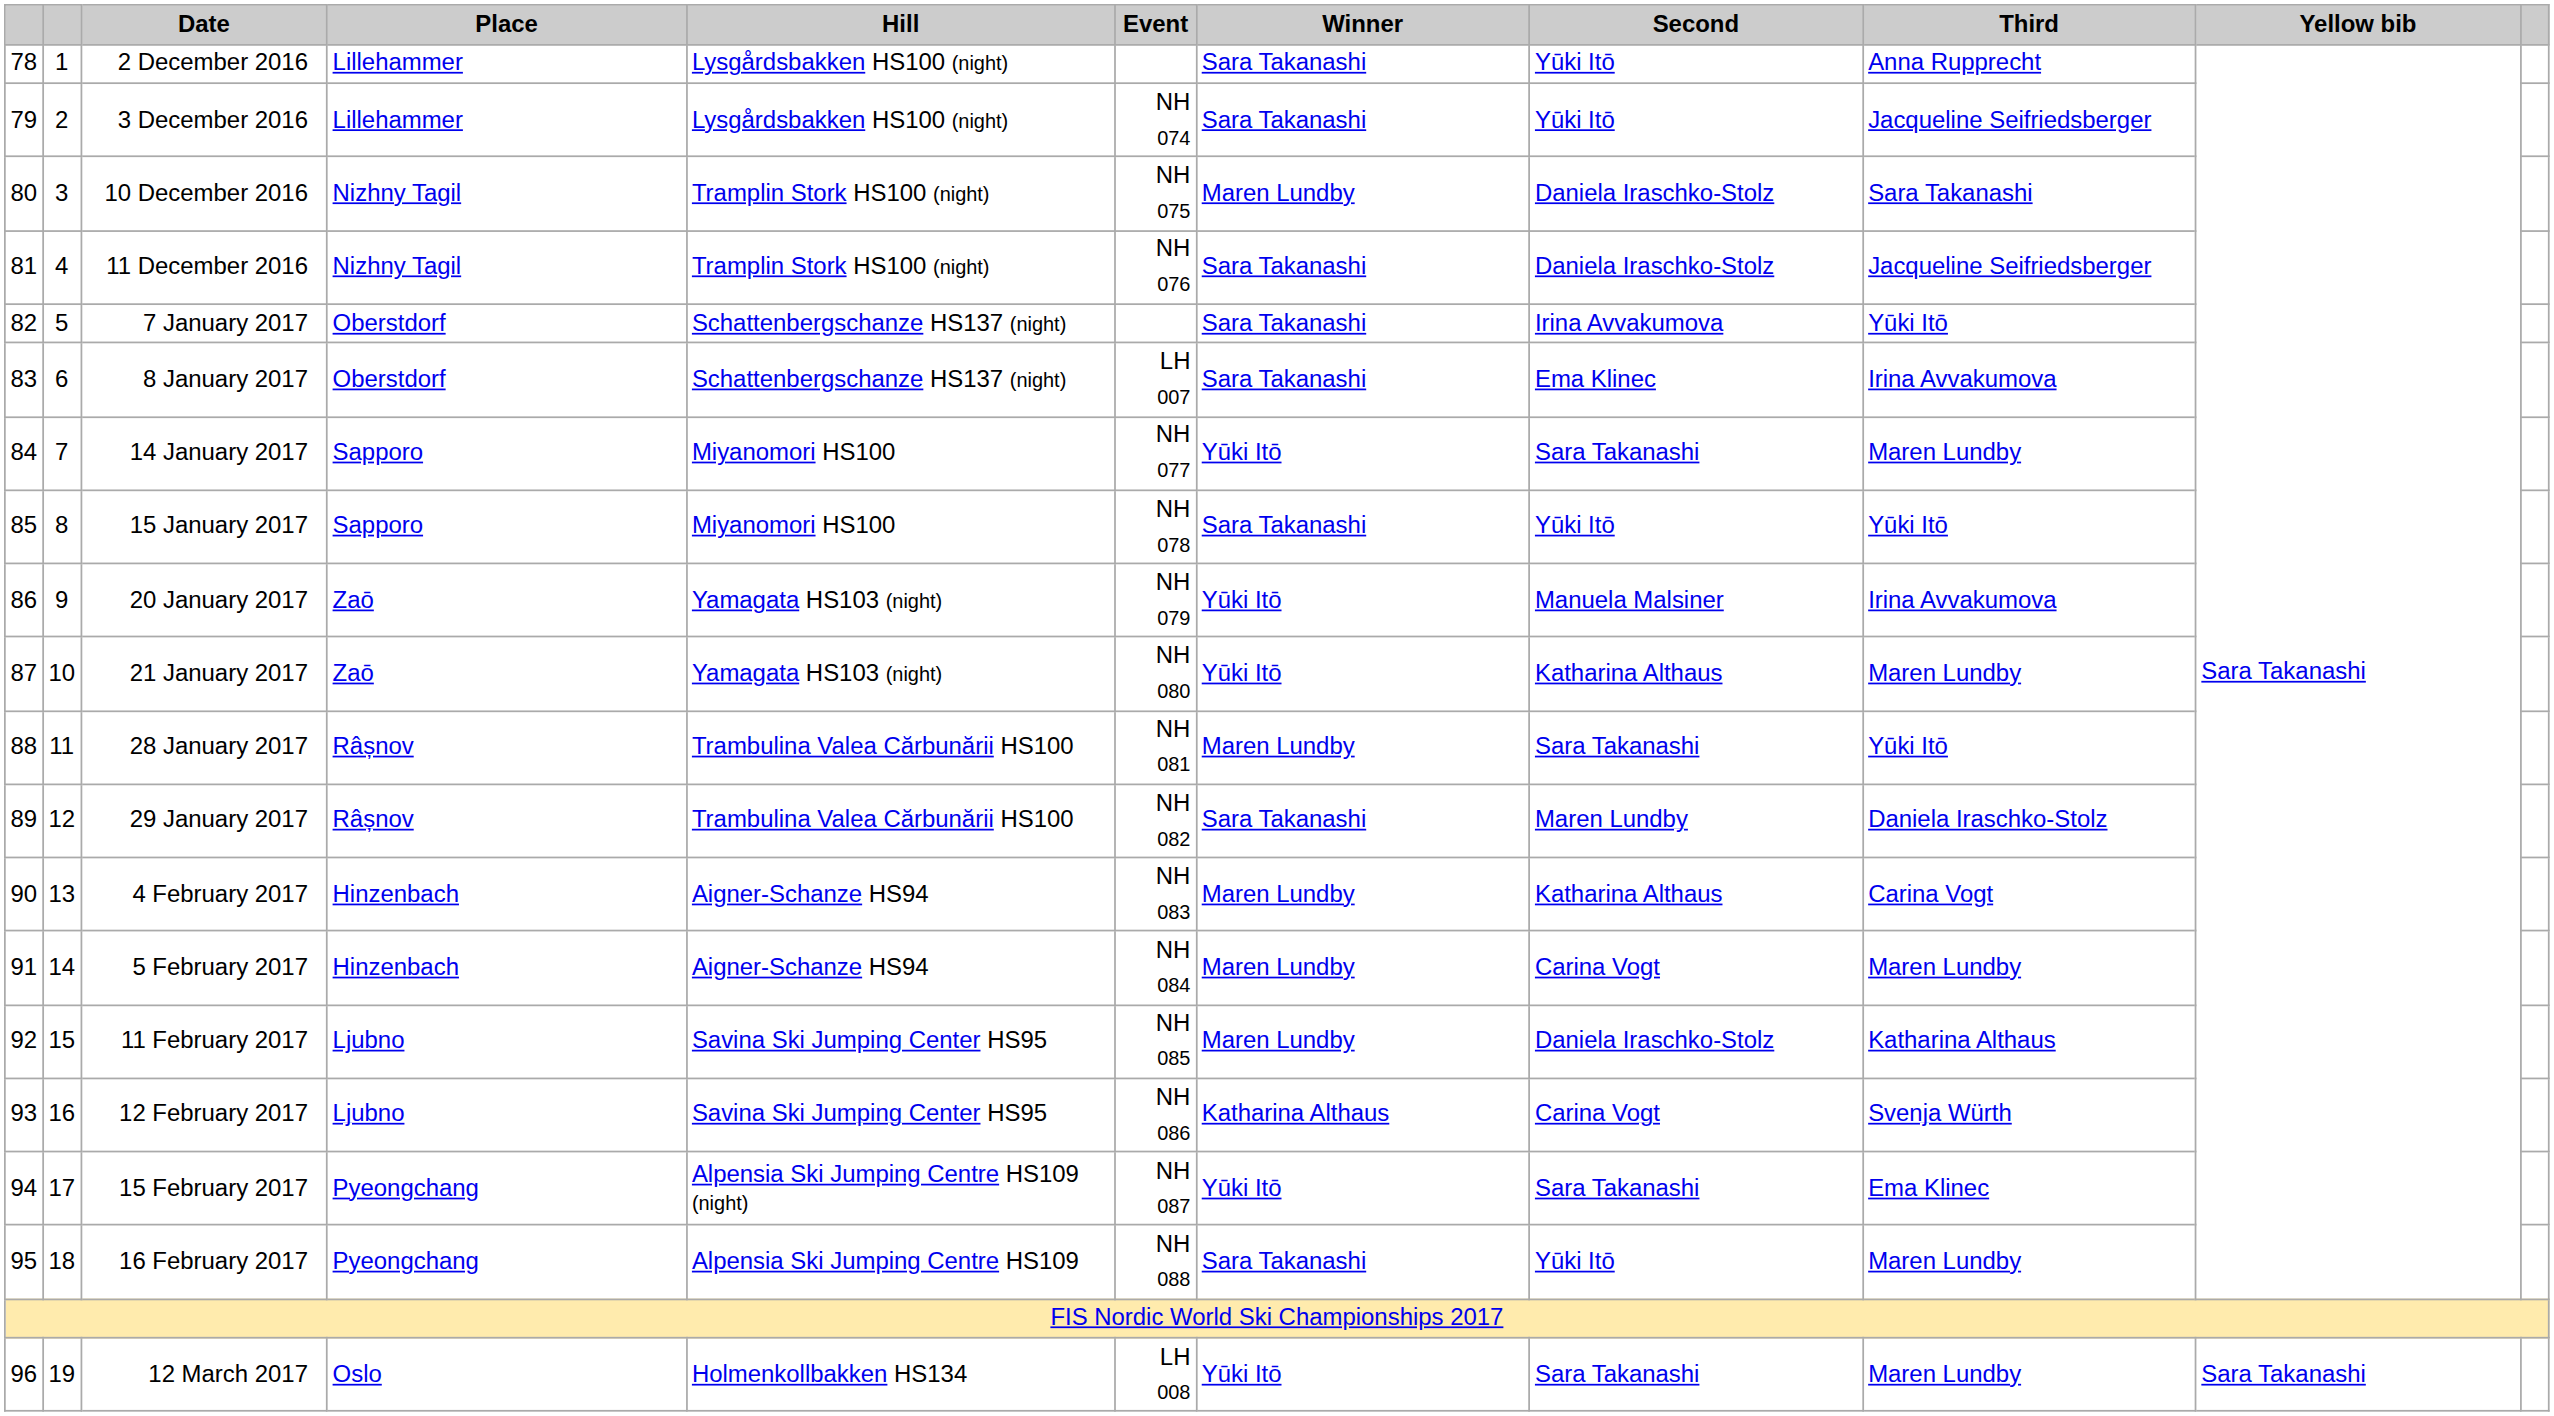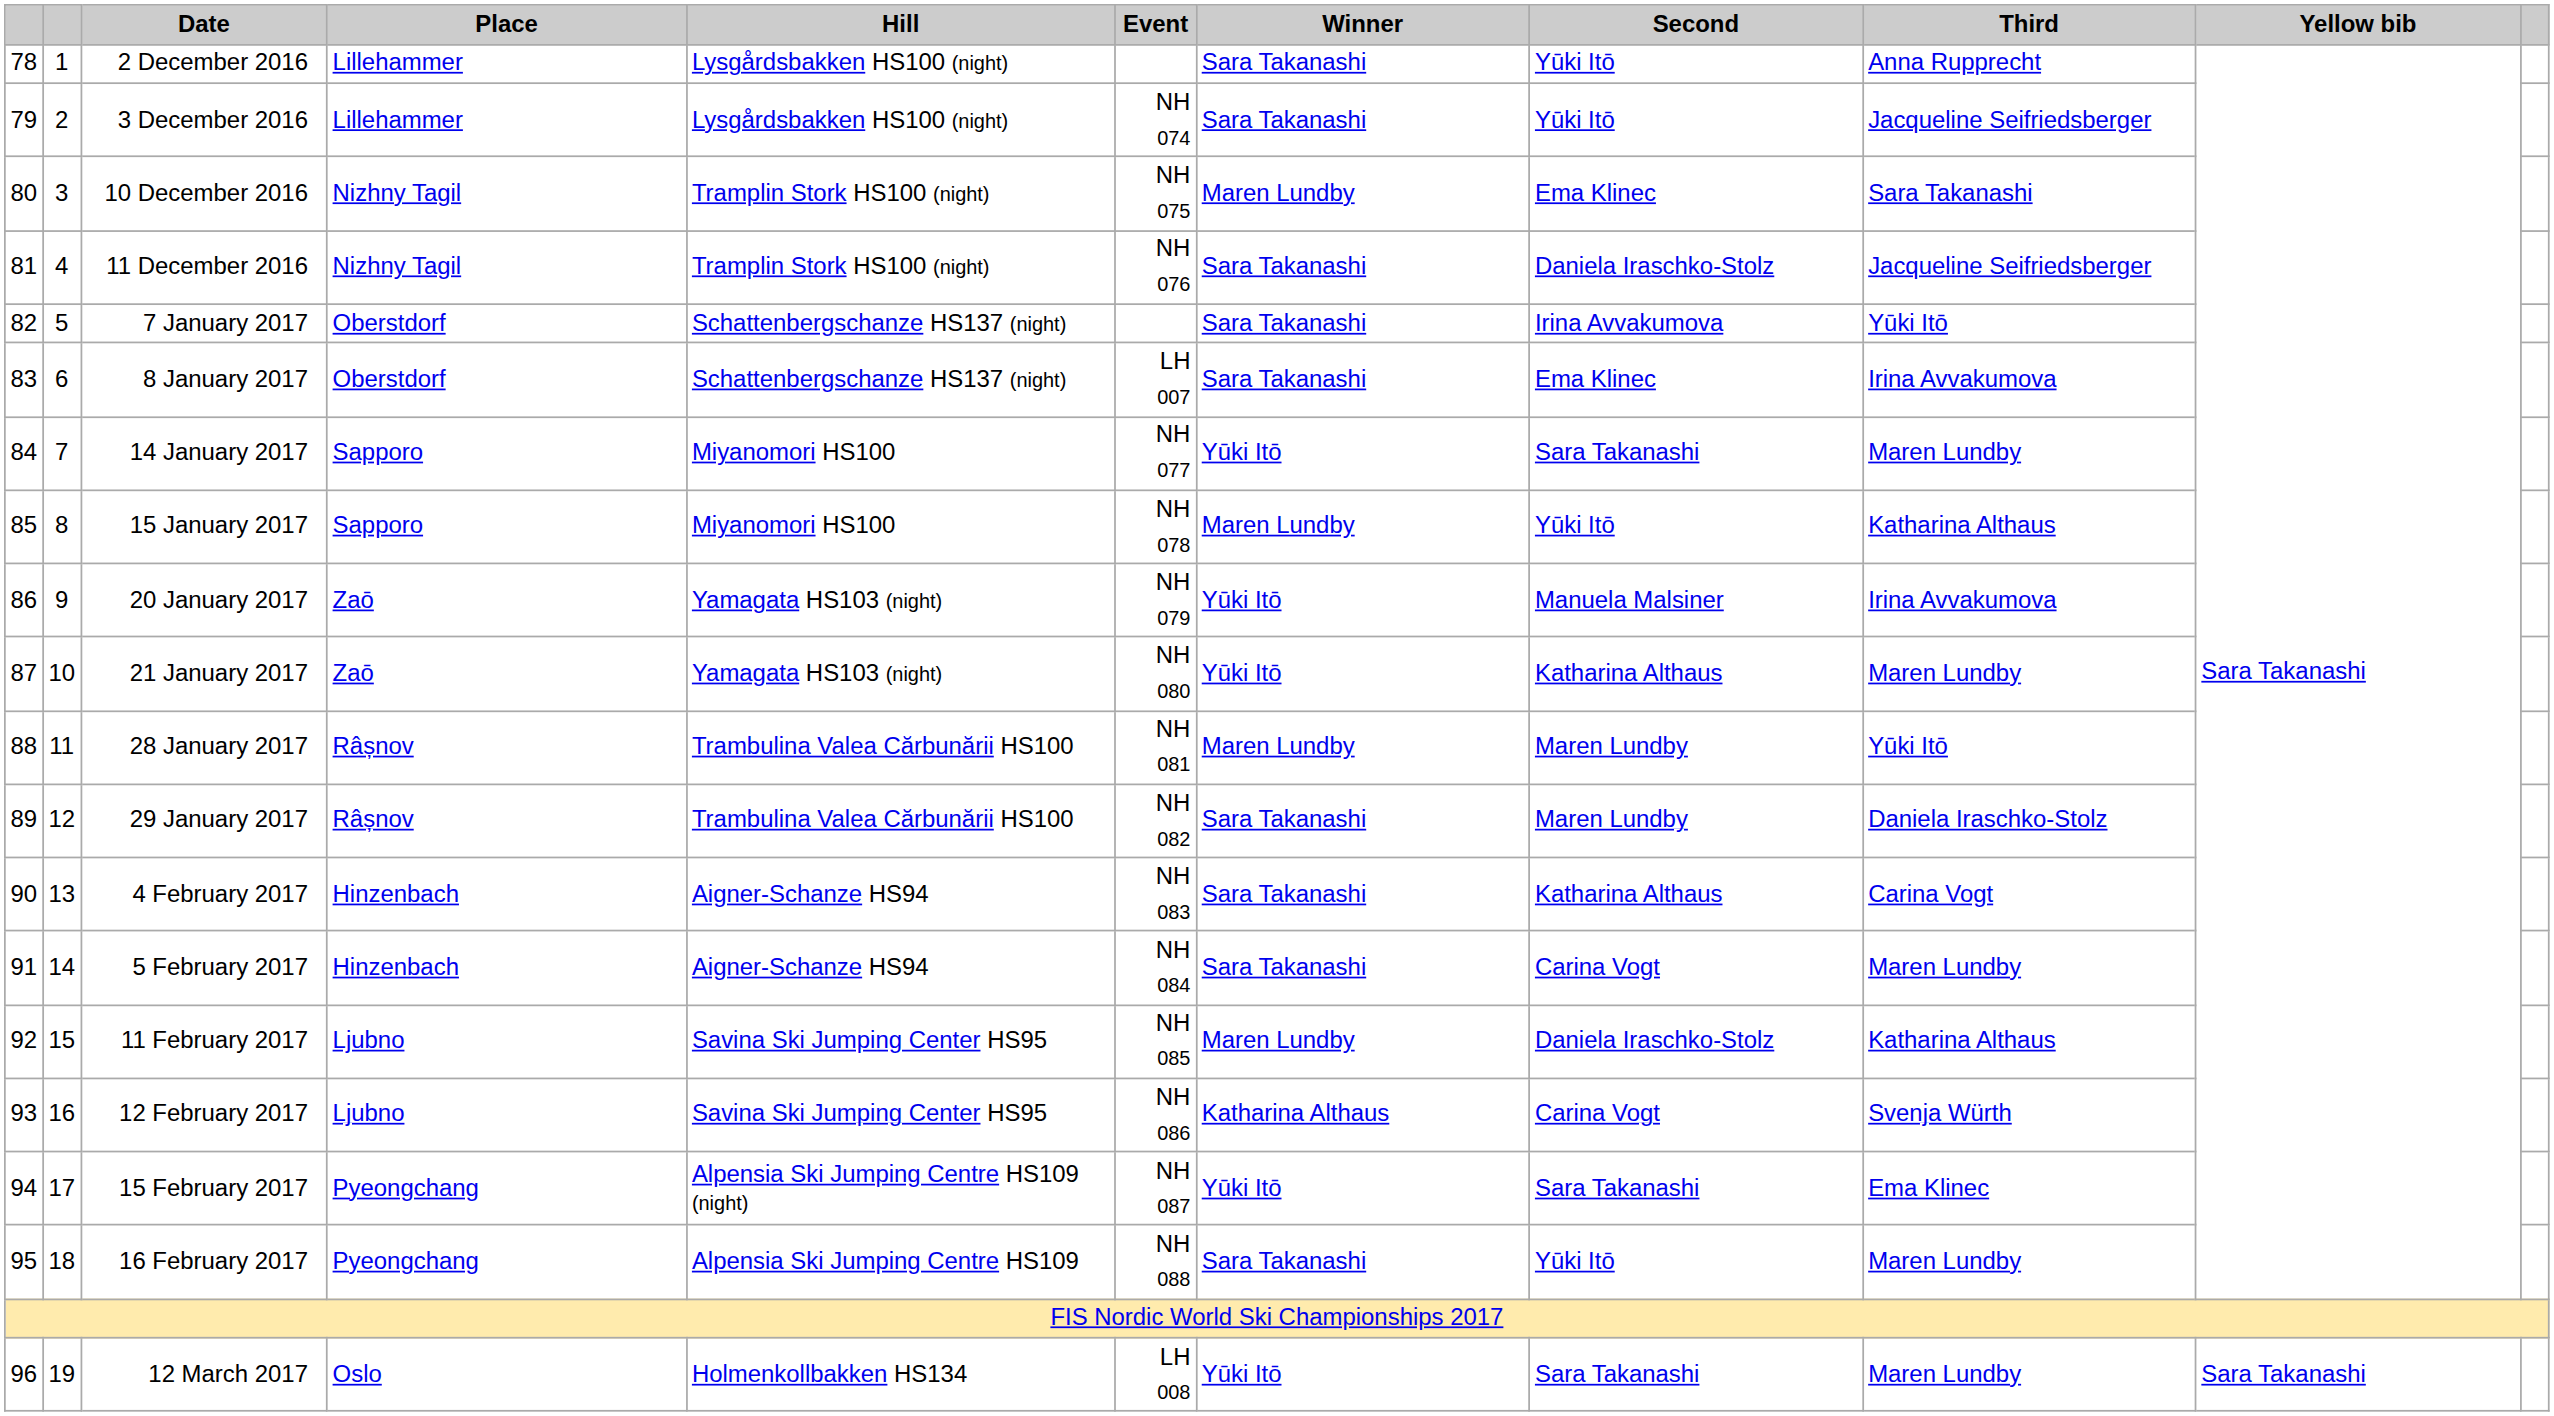(1655, 192) Daniela Iraschko-Stolz -> (1595, 192) Ema Klinec
(1284, 526) Sara Takanashi -> (1278, 526) Maren Lundby
(1908, 526) Yūki Itō -> (1962, 526) Katharina Althaus
(1617, 746) Sara Takanashi -> (1611, 746) Maren Lundby
(1278, 893) Maren Lundby -> (1284, 893) Sara Takanashi
(1278, 967) Maren Lundby -> (1284, 967) Sara Takanashi
